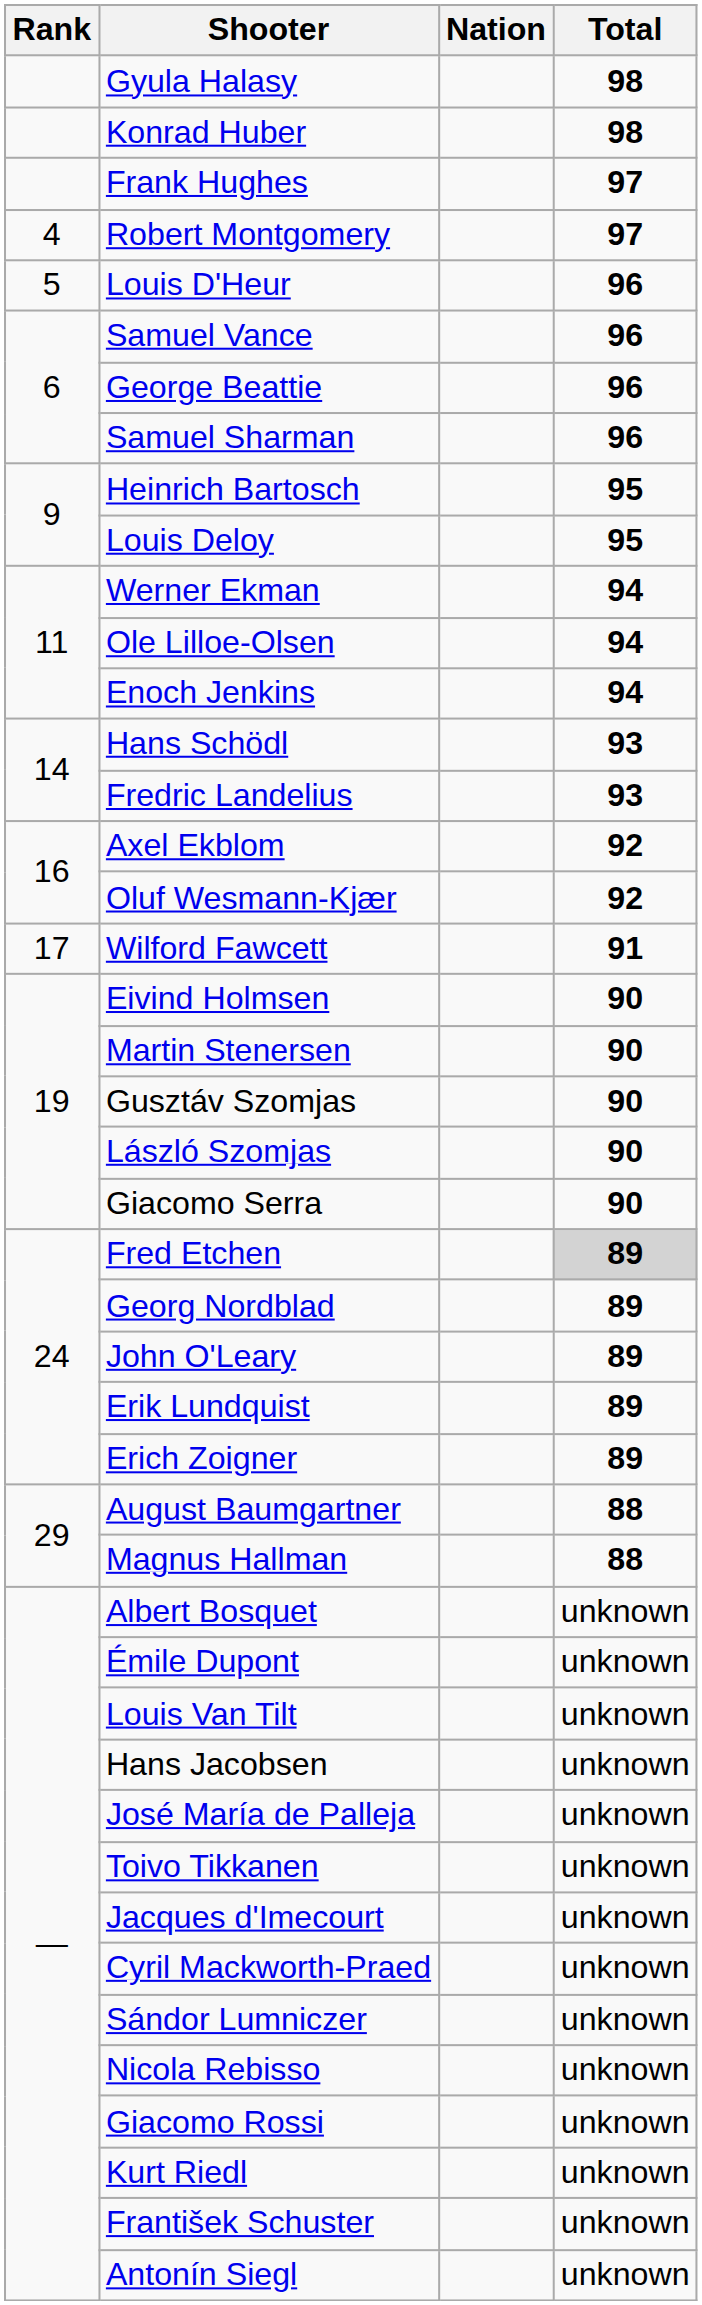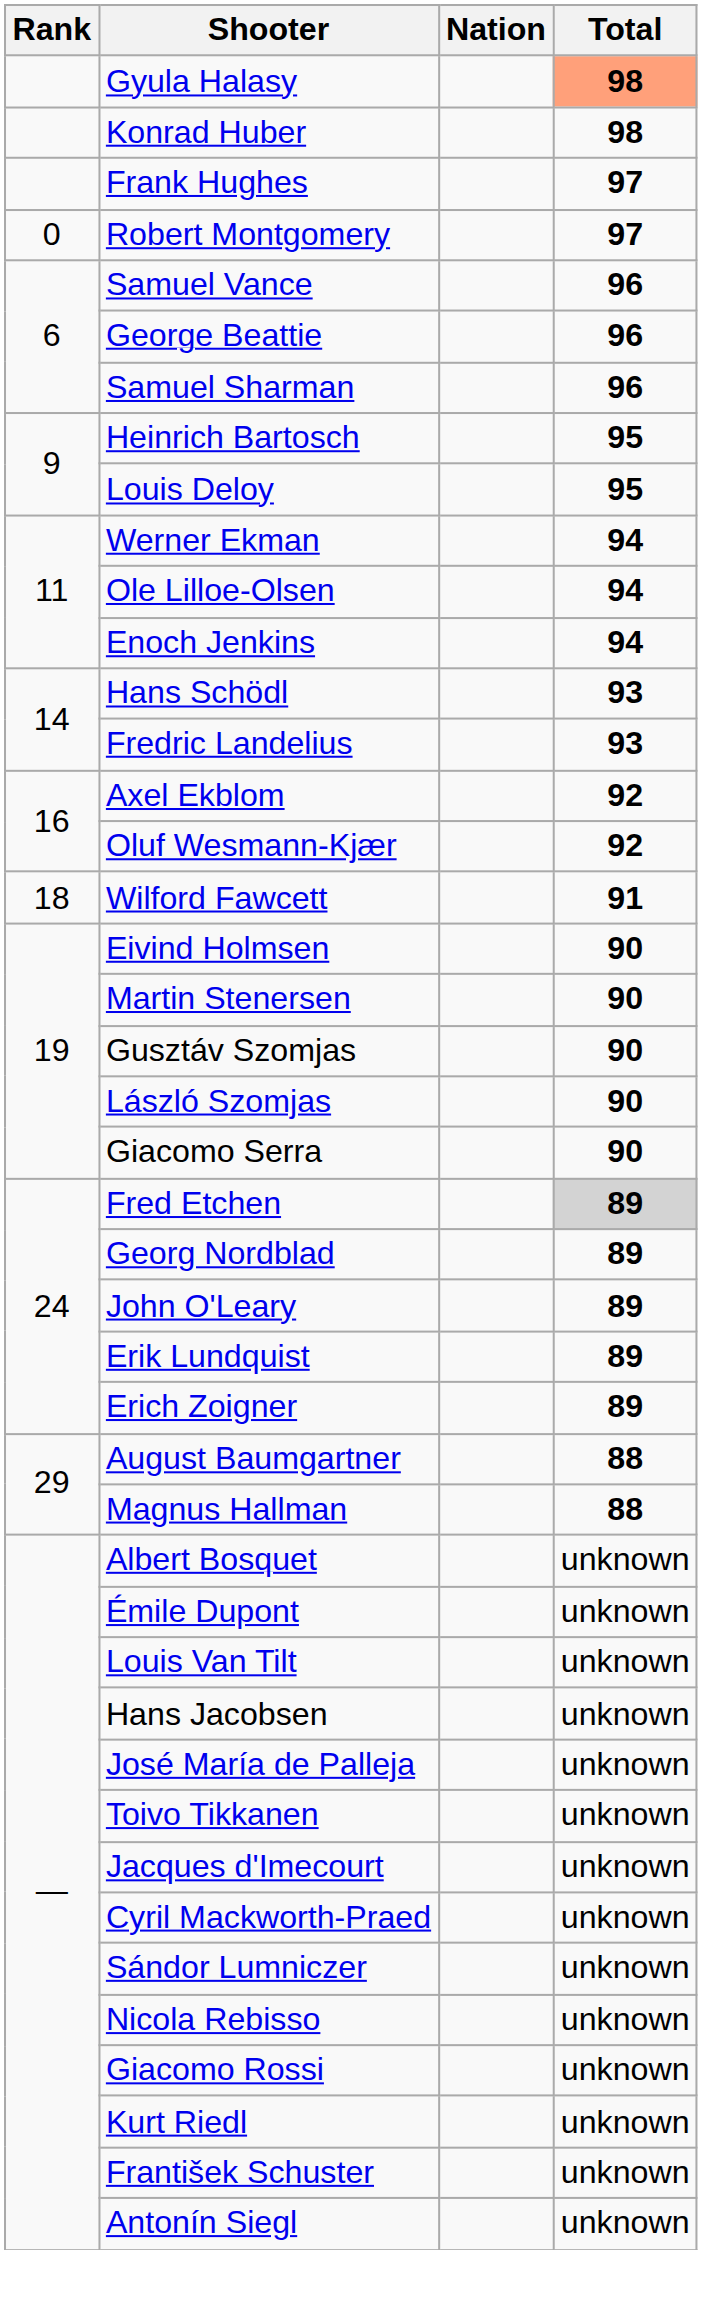(625, 81) no background -> (625, 81) lightsalmon background
(52, 234) 4 -> (52, 234) 0
- row: (198, 285)
(52, 948) 17 -> (52, 897) 18
